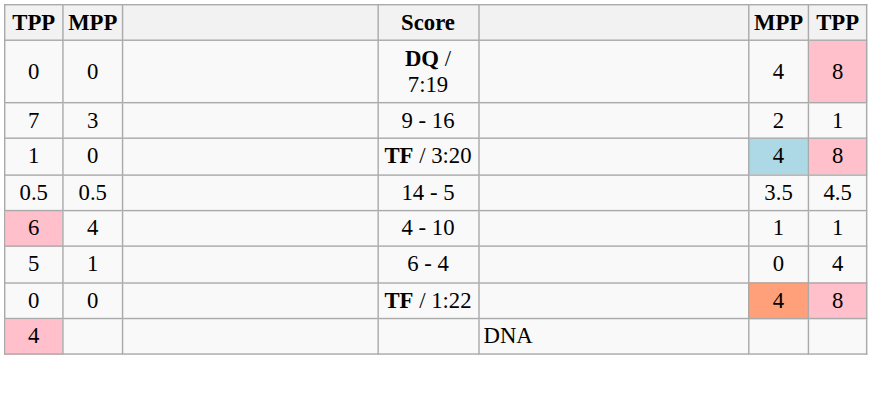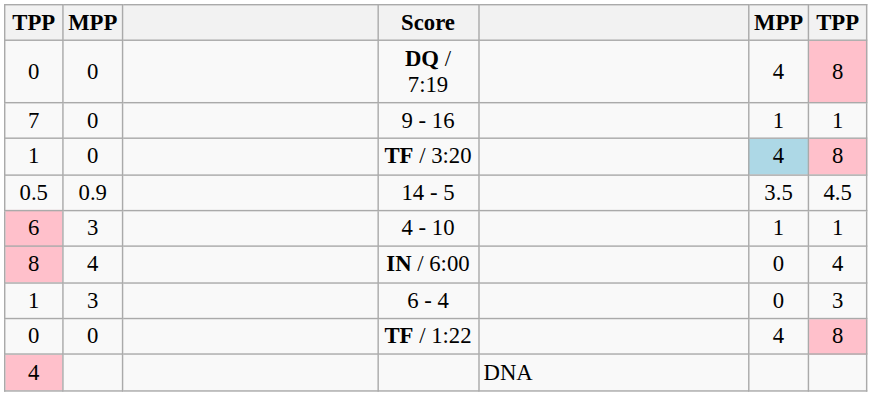(93, 120) 3 -> (93, 120) 0
(779, 120) 2 -> (779, 120) 1
(93, 192) 0.5 -> (93, 192) 0.9
(93, 228) 4 -> (93, 228) 3
+ row: (428, 264)
(34, 264) 5 -> (34, 300) 1
(93, 264) 1 -> (93, 300) 3
(838, 264) 4 -> (838, 300) 3
(779, 300) lightsalmon background -> (779, 336) no background
